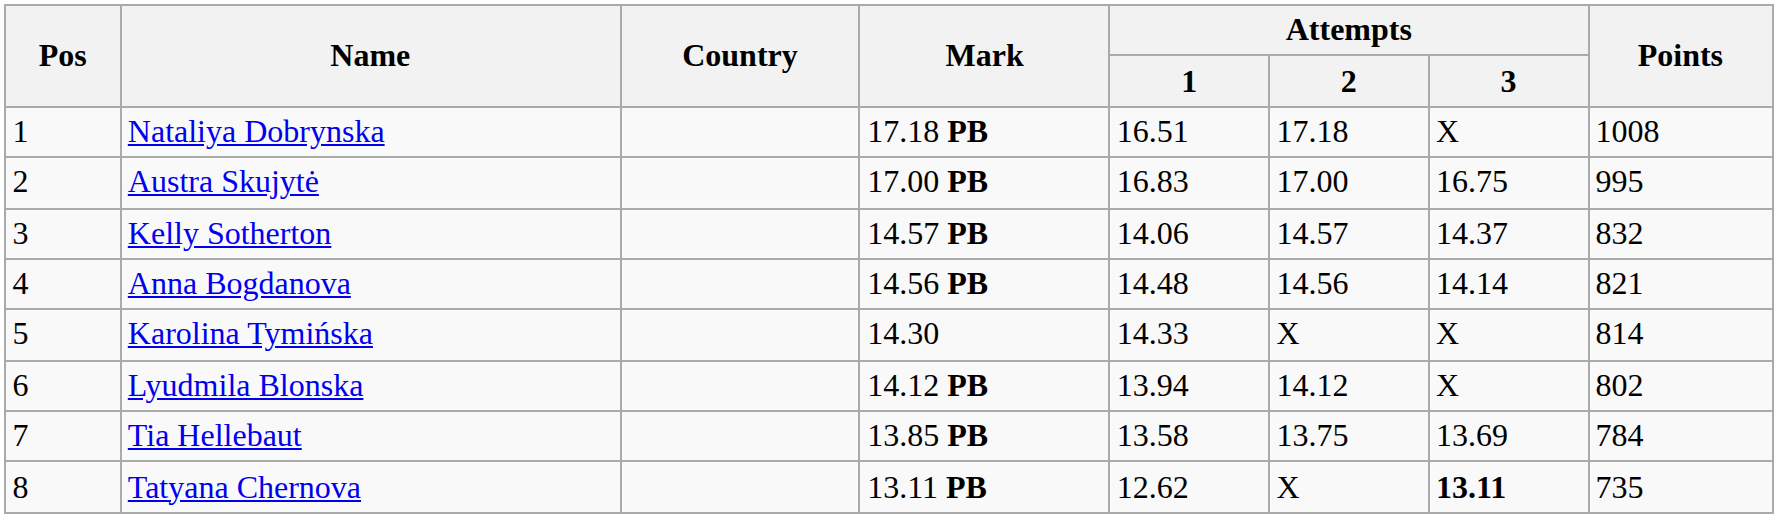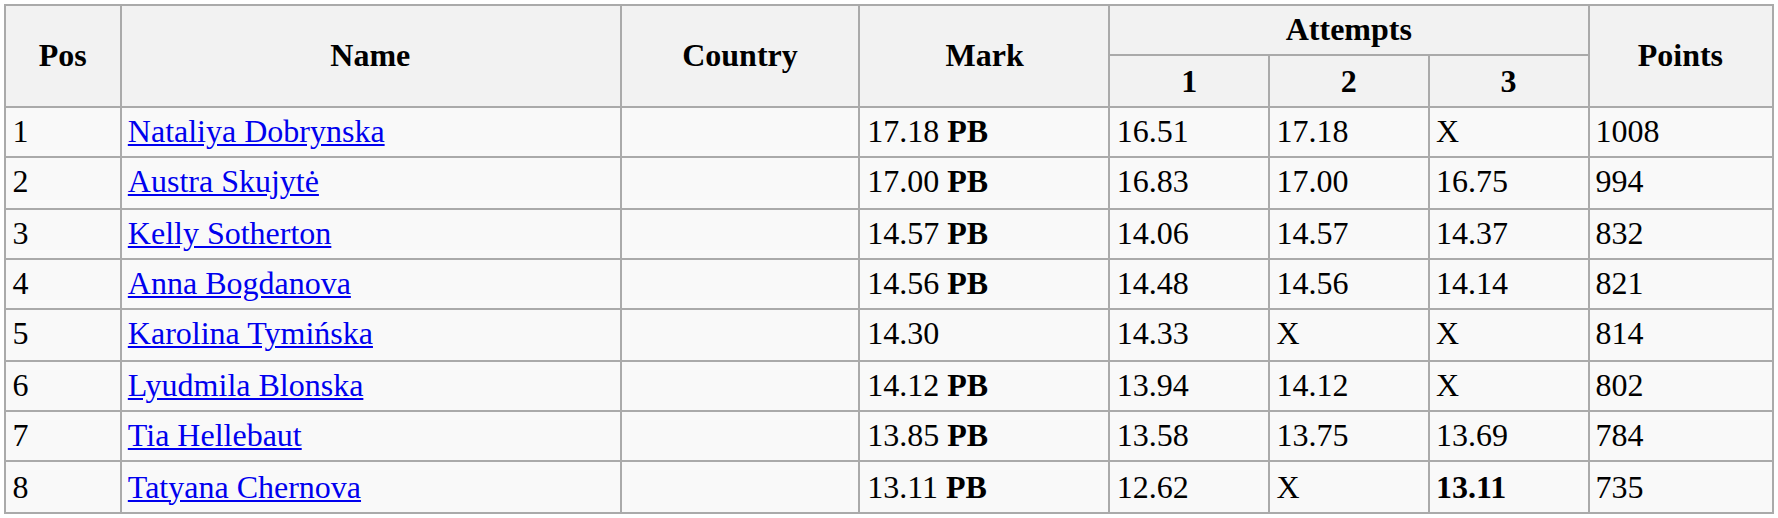(1620, 182) 995 -> (1620, 182) 994
